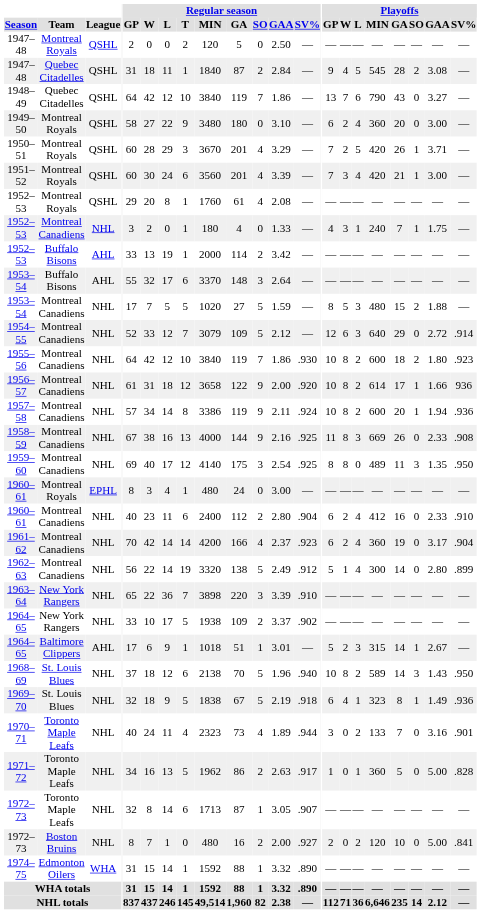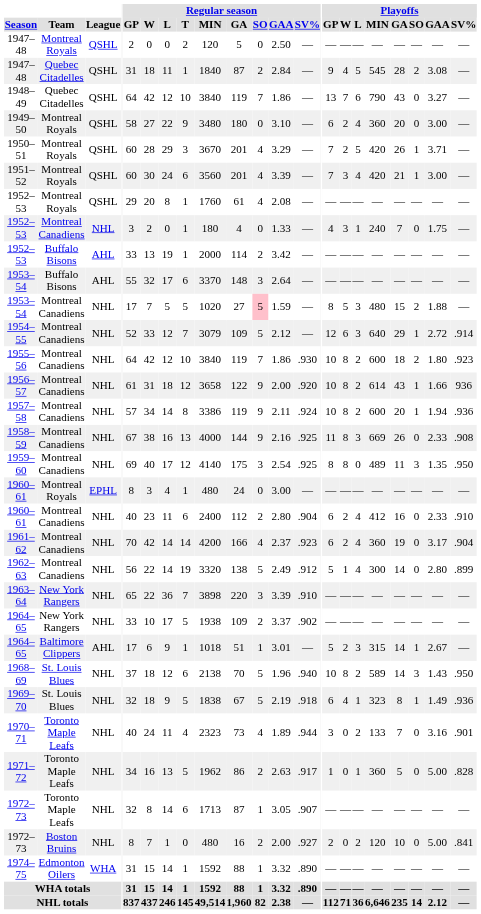(416, 228) 1 -> (416, 228) 0
(260, 307) no background -> (260, 307) pink background
(416, 333) 0 -> (416, 333) 1
(399, 385) 17 -> (399, 385) 43
